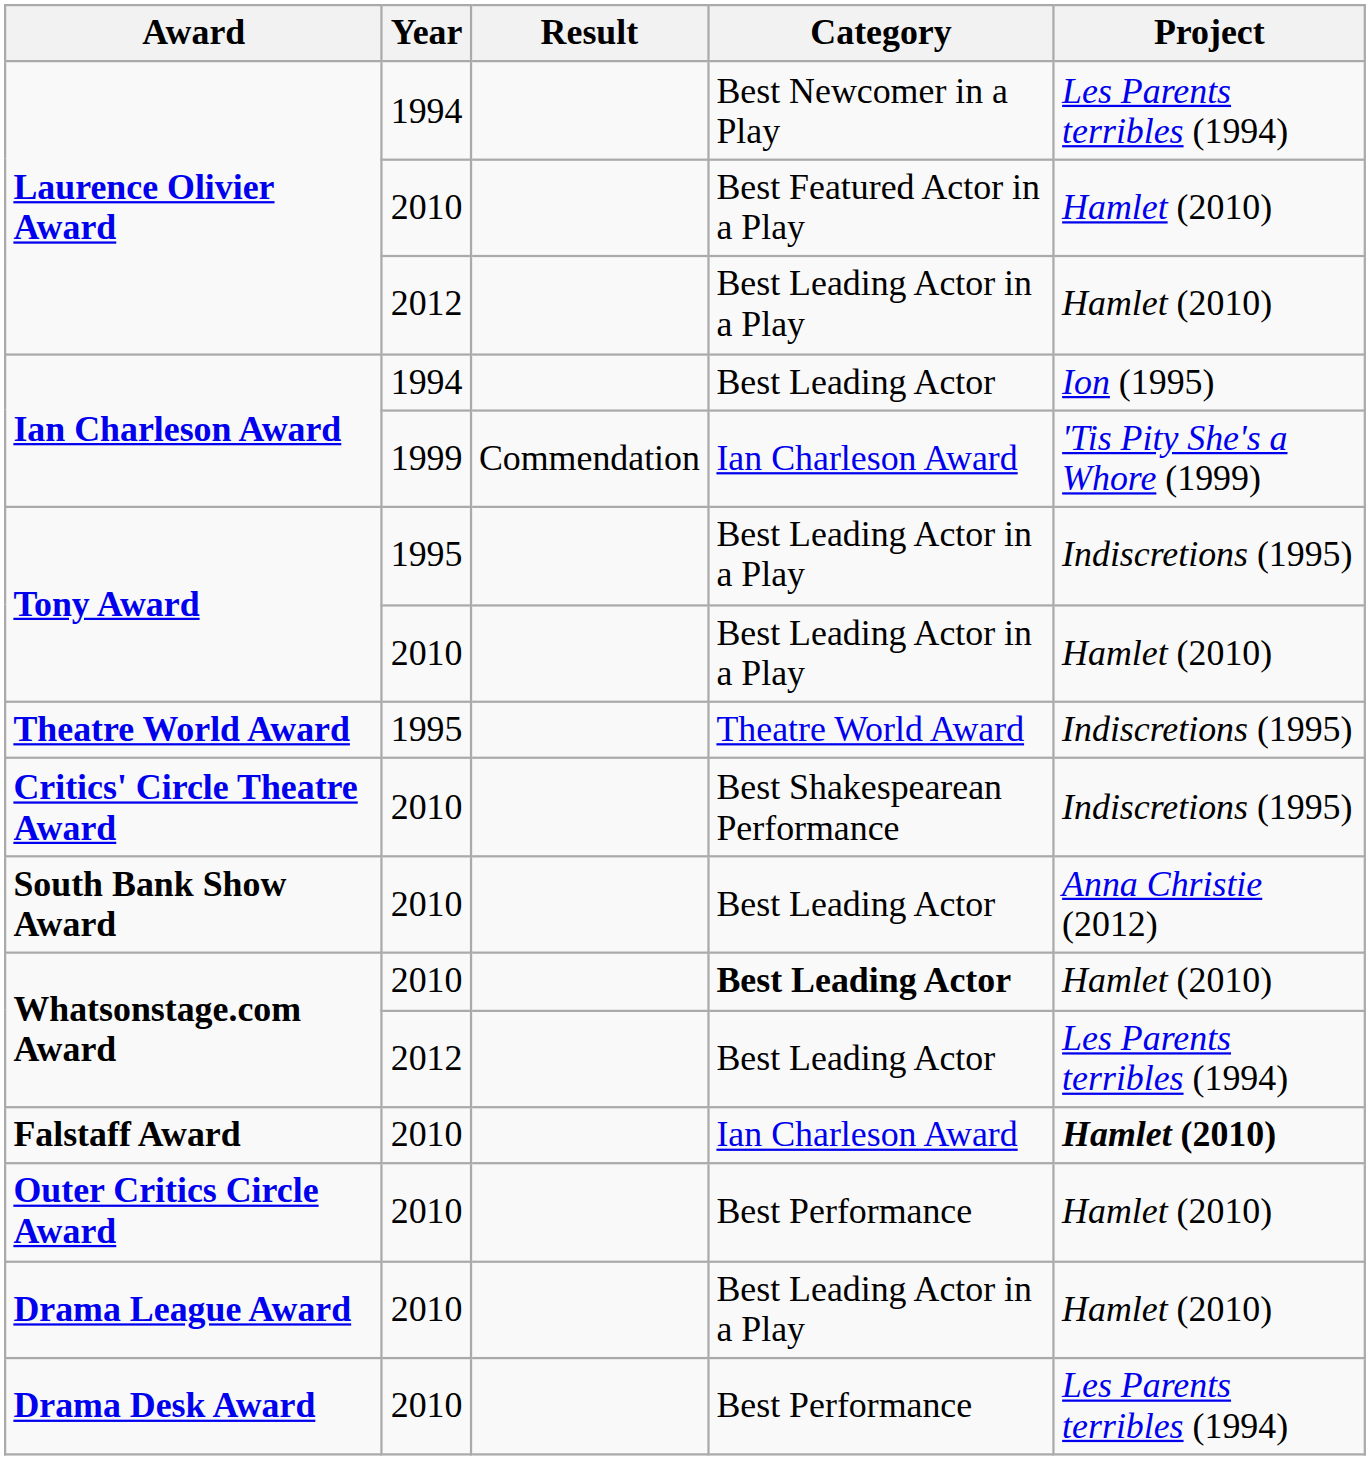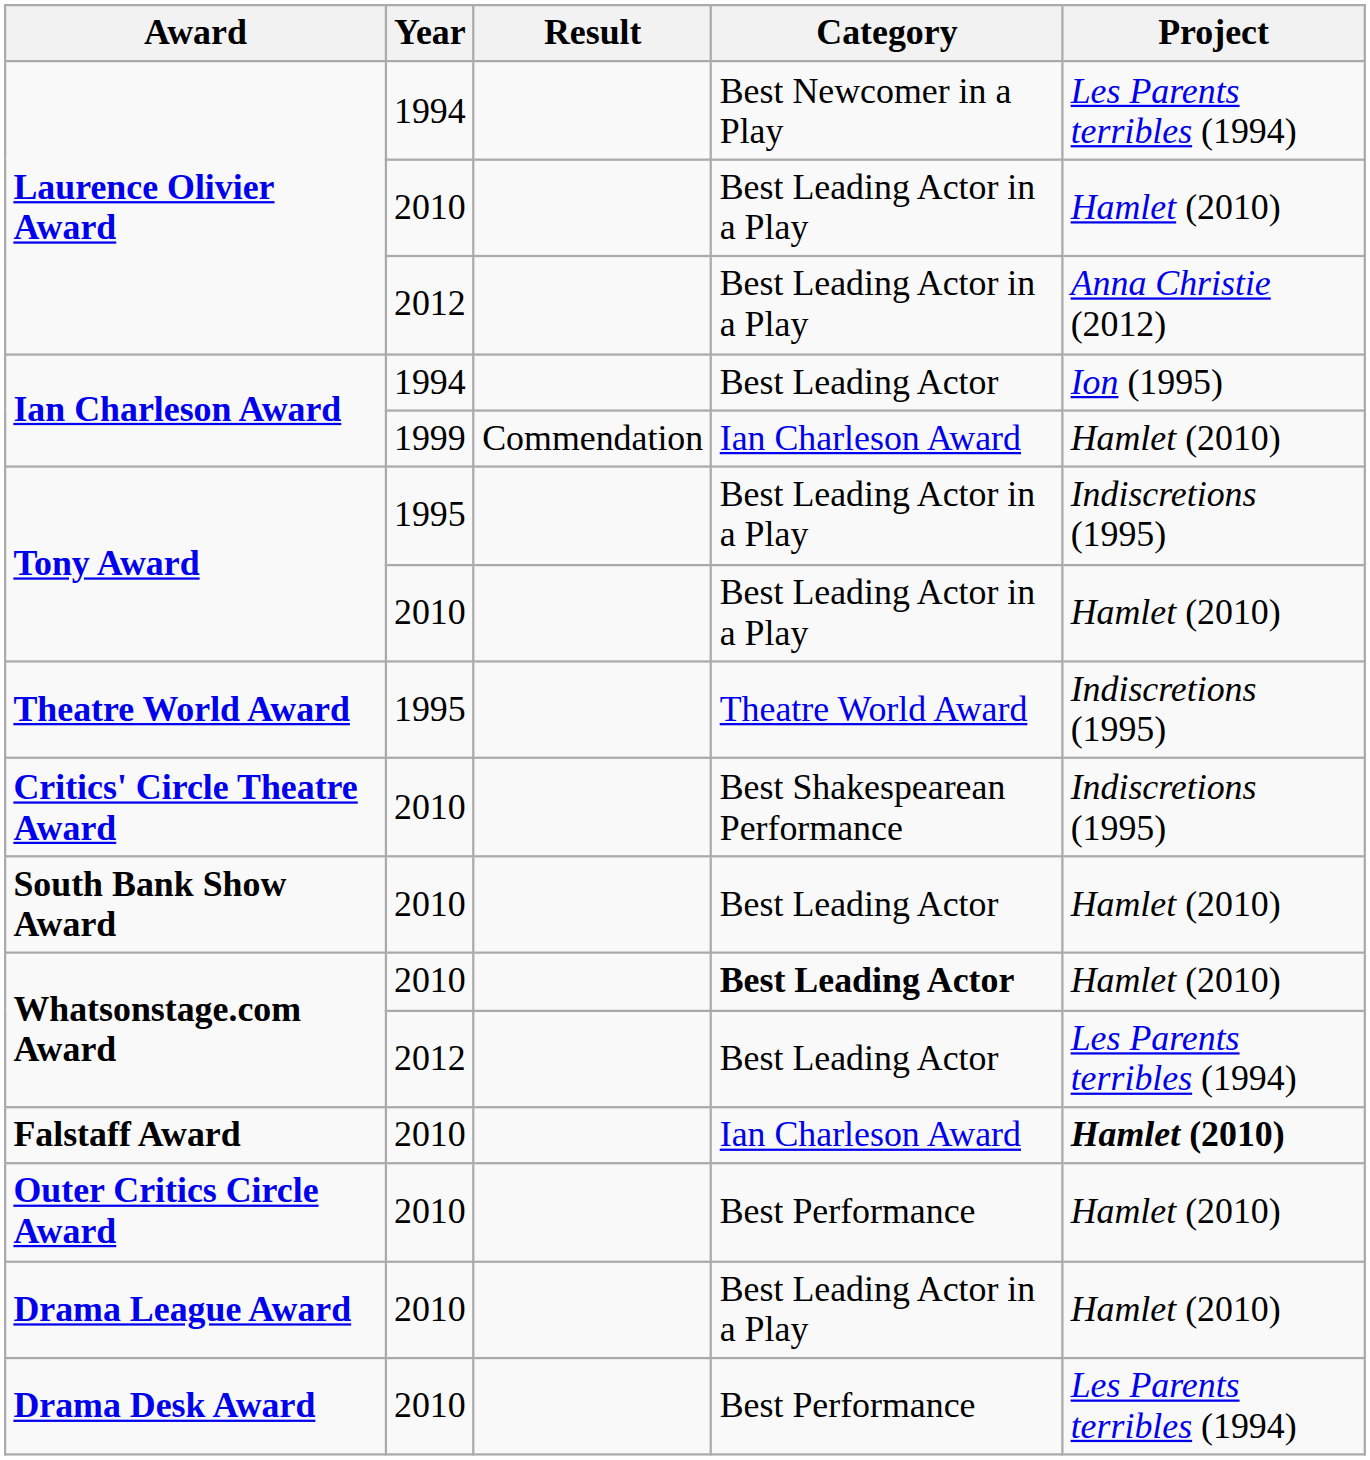(878, 207) Best Featured Actor in a Play -> (877, 207) Best Leading Actor in a Play
(1167, 304) Hamlet (2010) -> (1171, 304) Anna Christie (2012)
(1175, 458) 'Tis Pity She's a Whore (1999) -> (1176, 438) Hamlet (2010)
(1162, 903) Anna Christie (2012) -> (1176, 903) Hamlet (2010)
